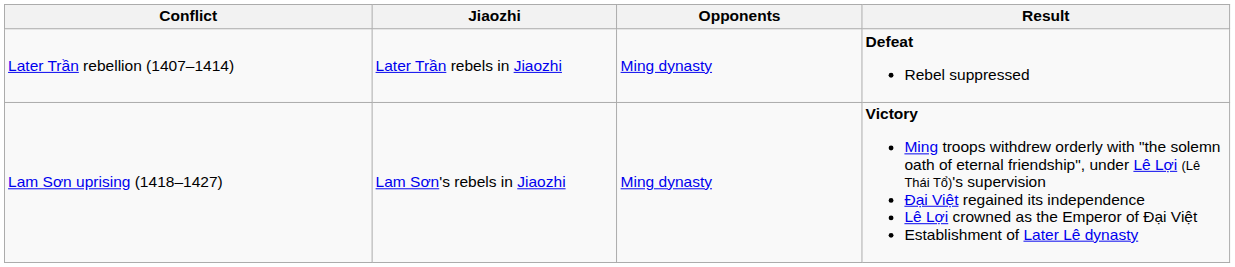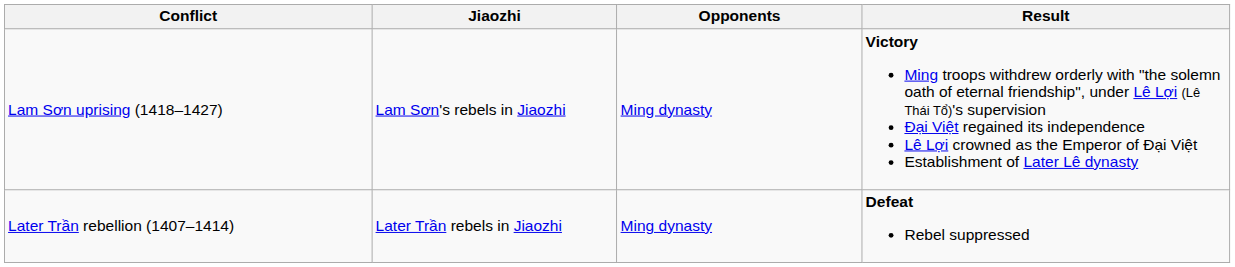rows swapped: (121, 65) <-> (115, 182)
